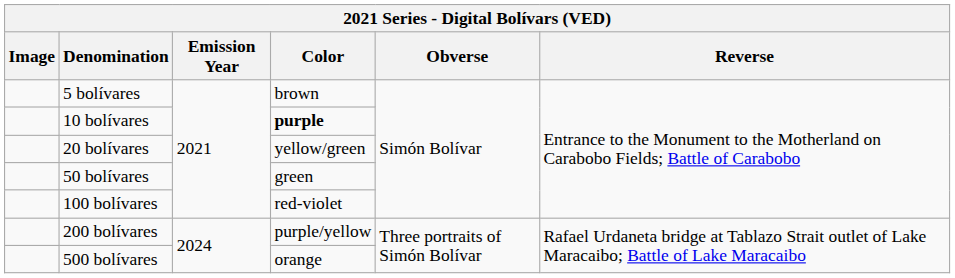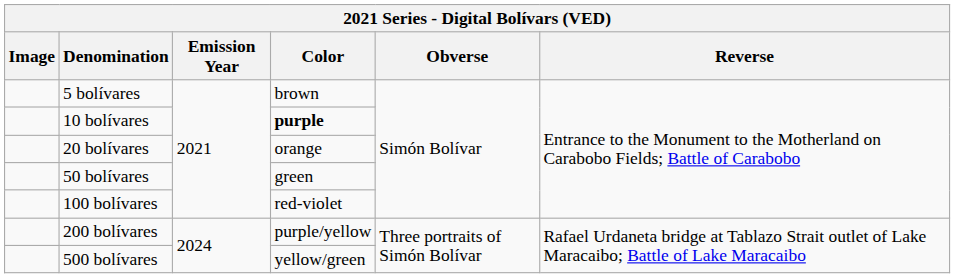(320, 148) yellow/green -> (298, 148) orange
(298, 259) orange -> (320, 259) yellow/green
